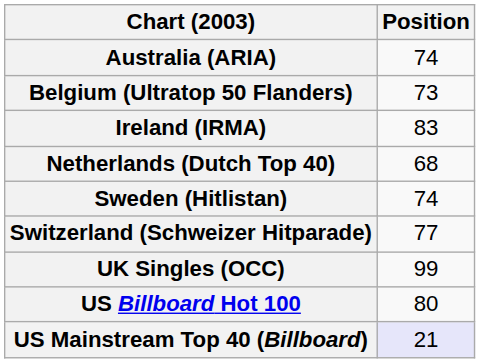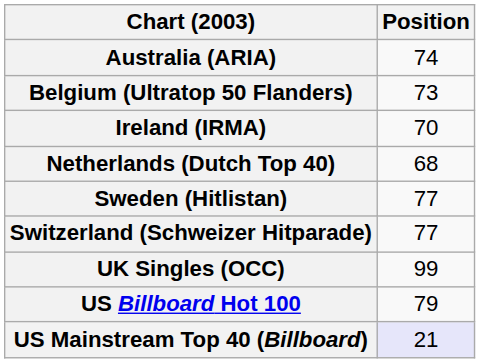(426, 127) 83 -> (426, 127) 70
(426, 198) 74 -> (426, 198) 77
(426, 304) 80 -> (426, 304) 79
